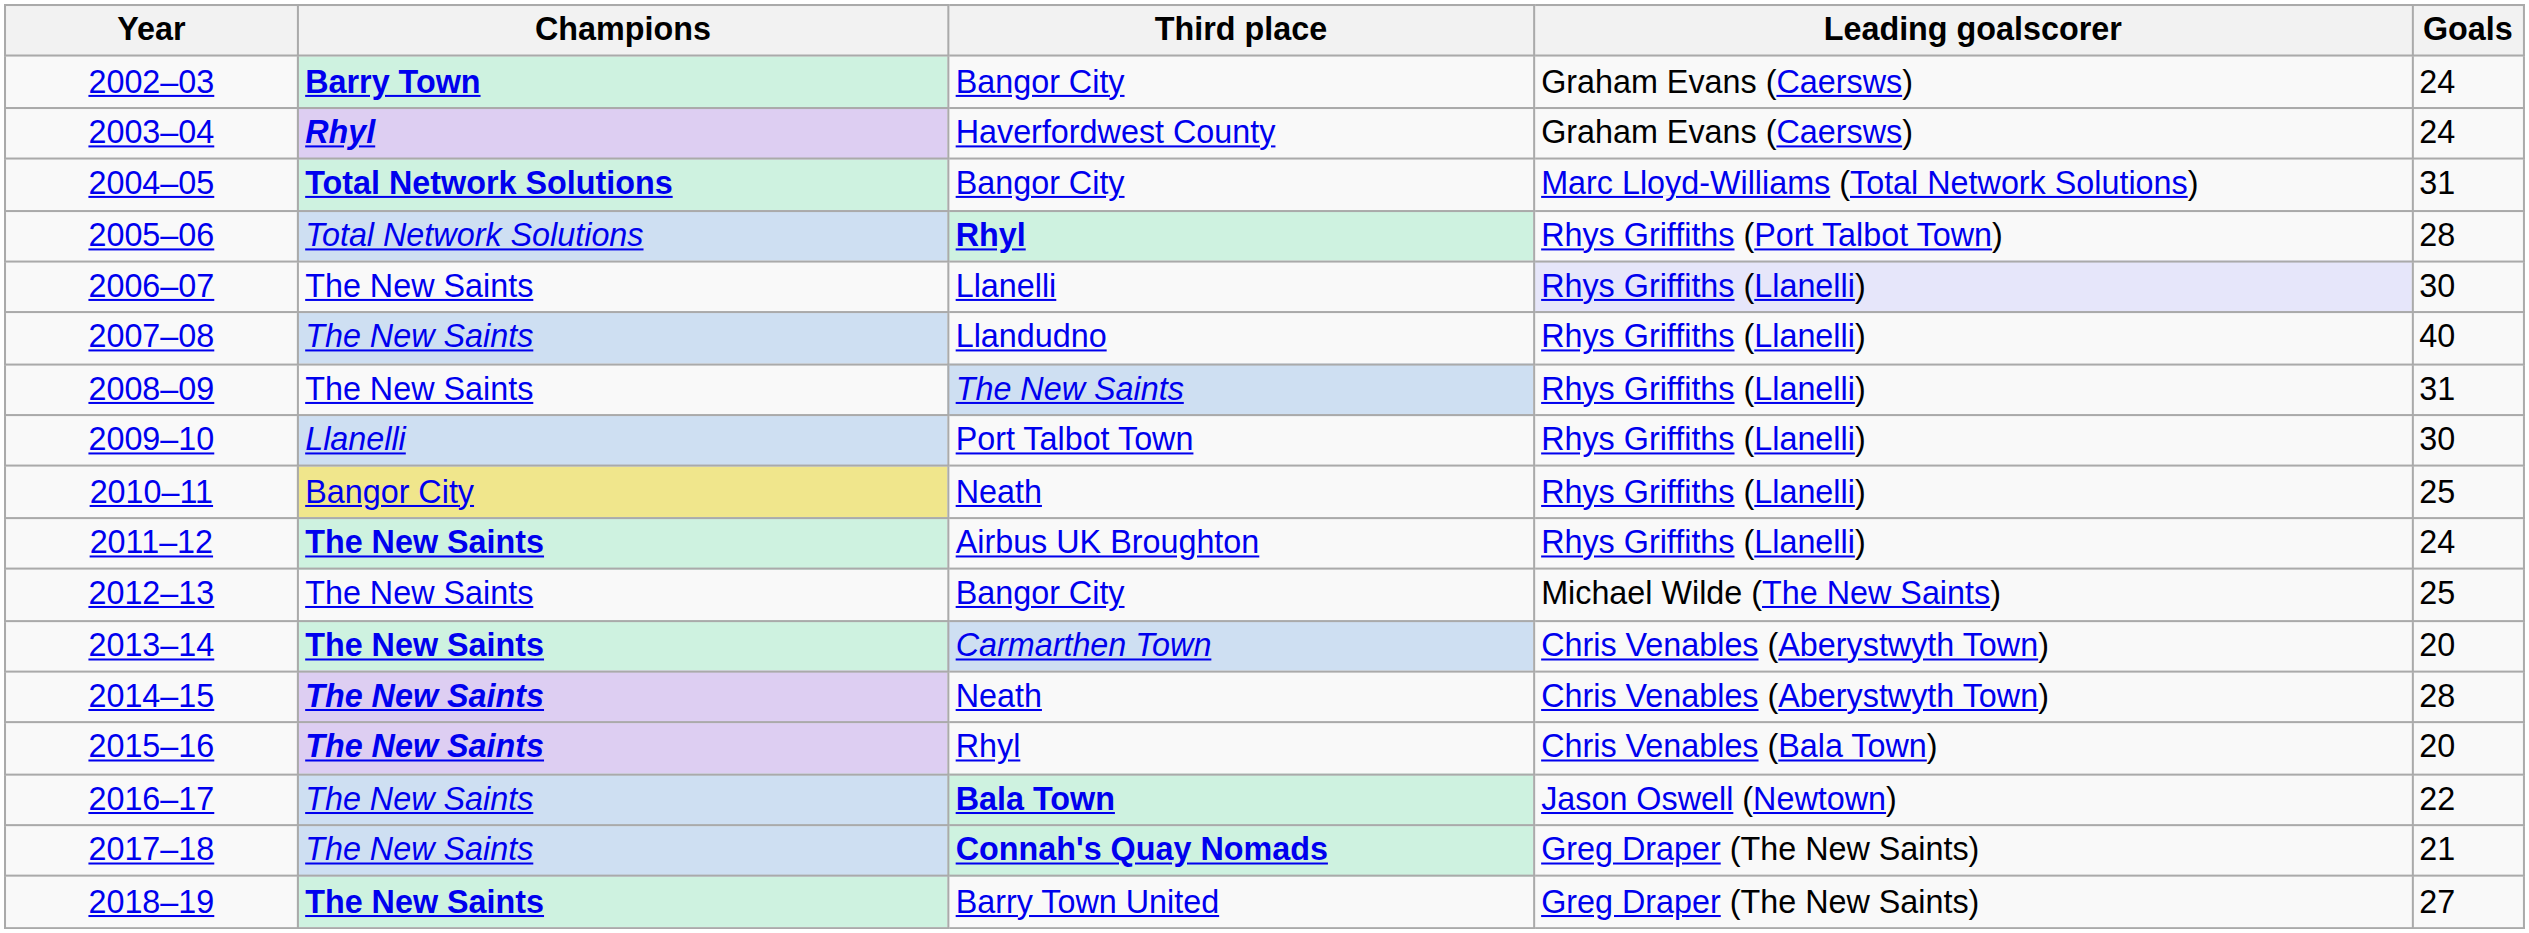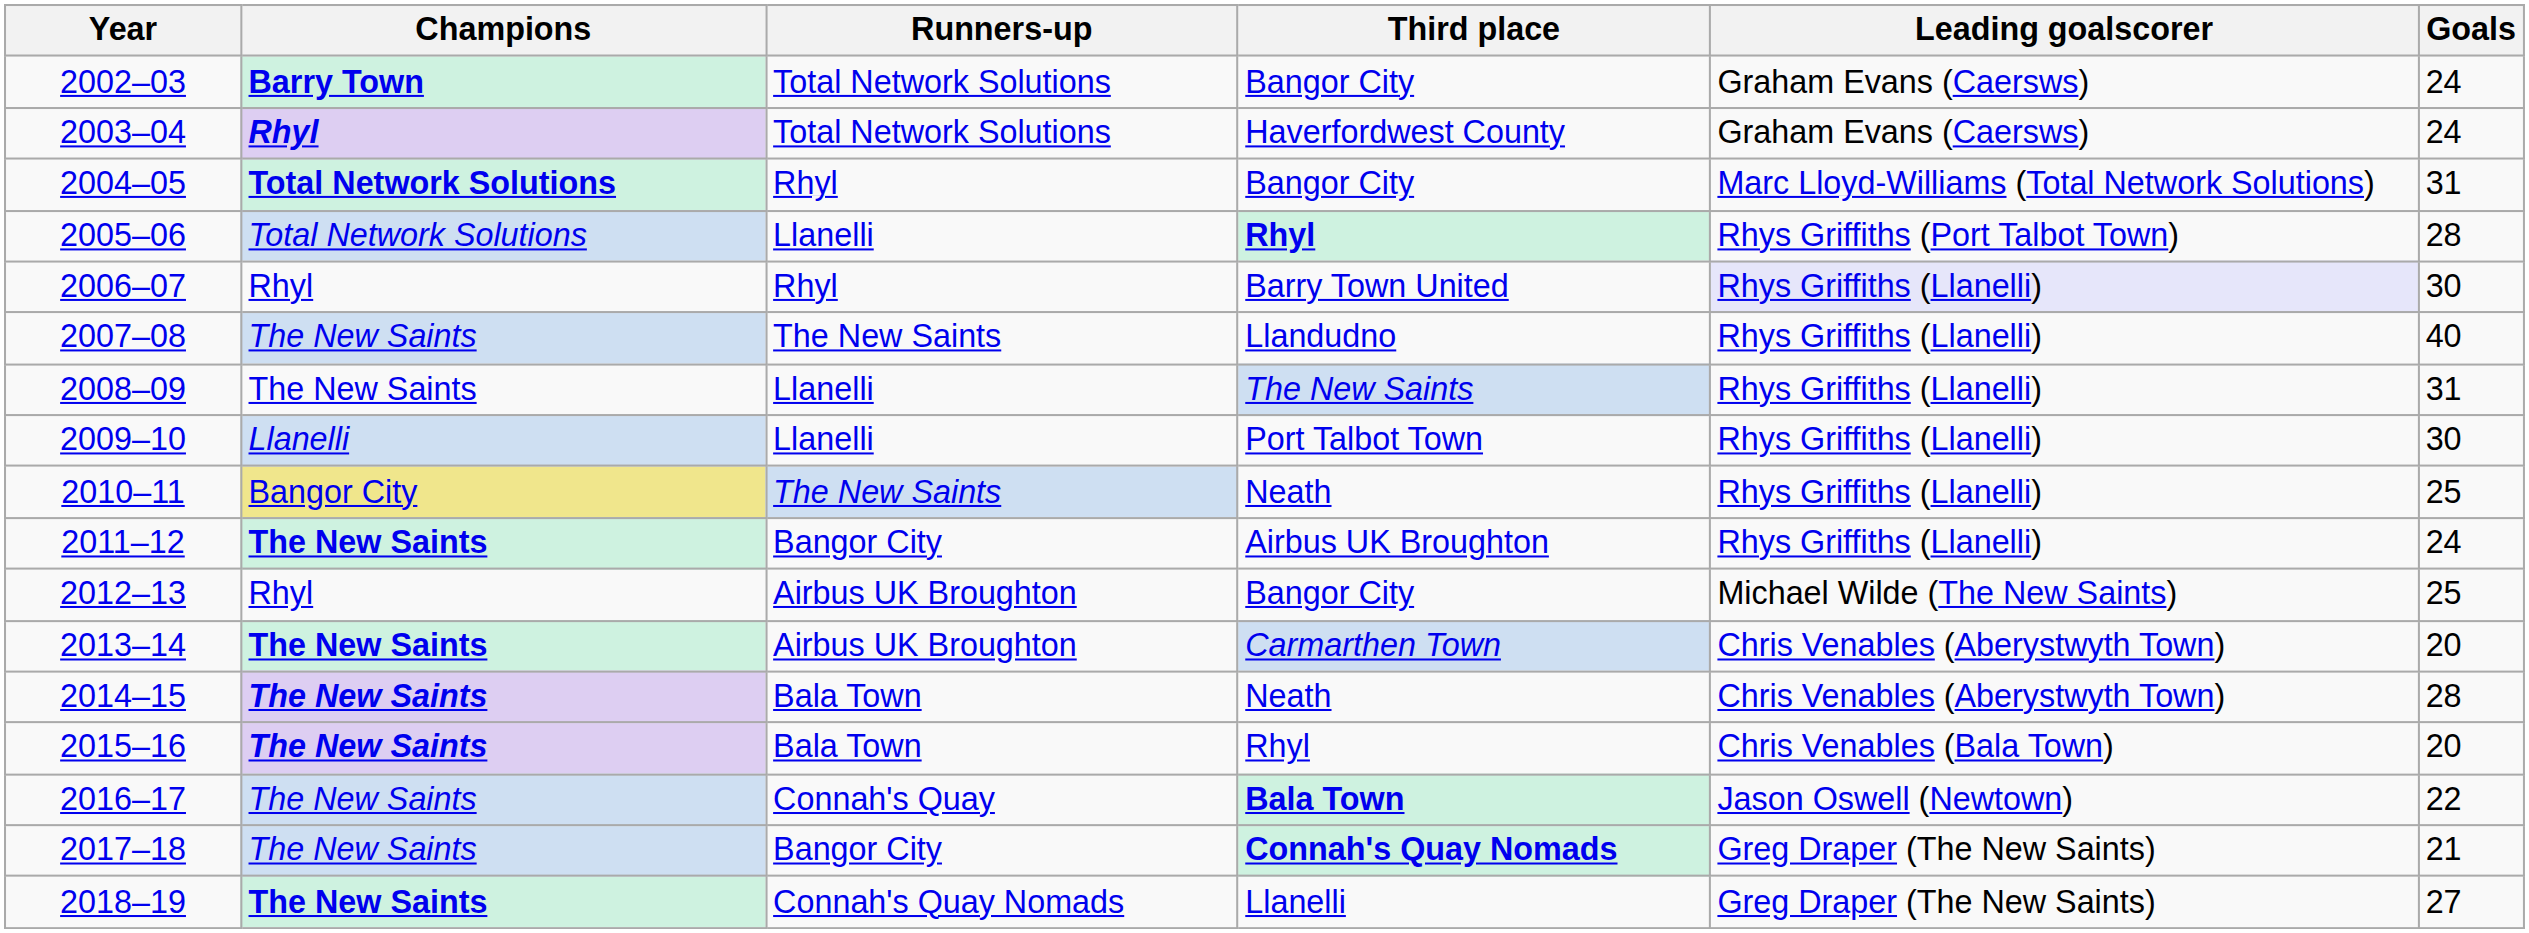+ column: (1002, 30)
(419, 286) The New Saints -> (281, 286) Rhyl
(1006, 286) Llanelli -> (1377, 286) Barry Town United
(419, 593) The New Saints -> (281, 593) Rhyl
(1087, 901) Barry Town United -> (1296, 901) Llanelli
